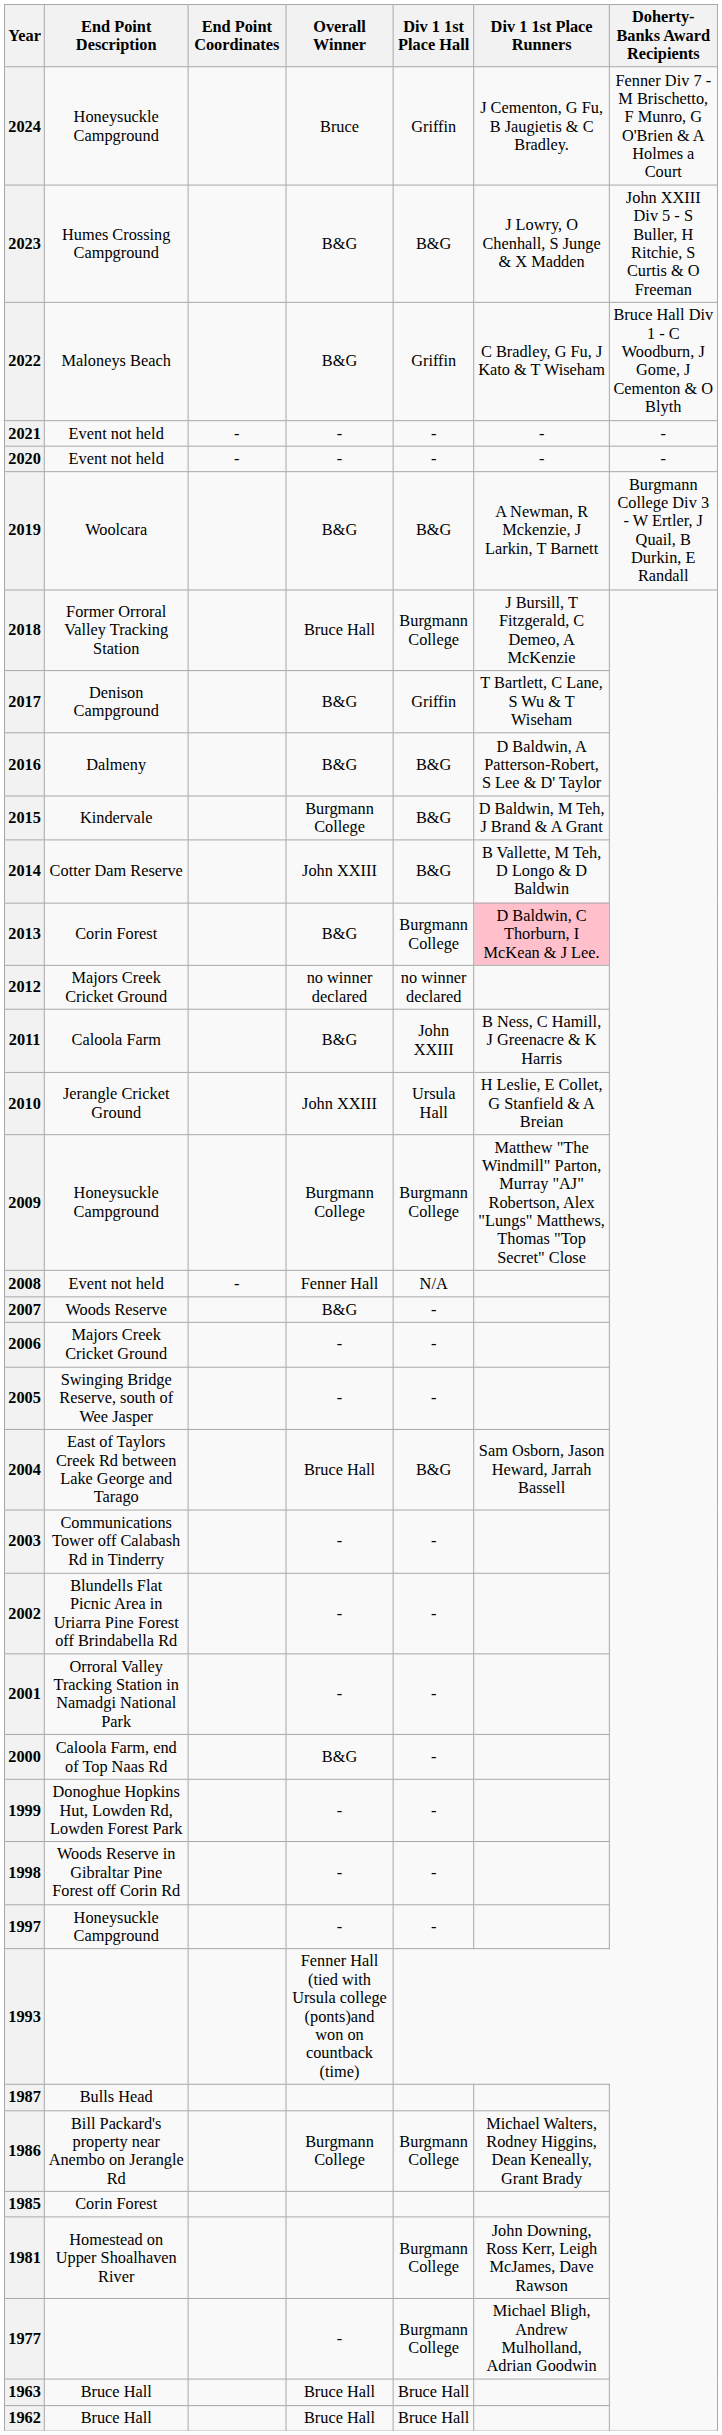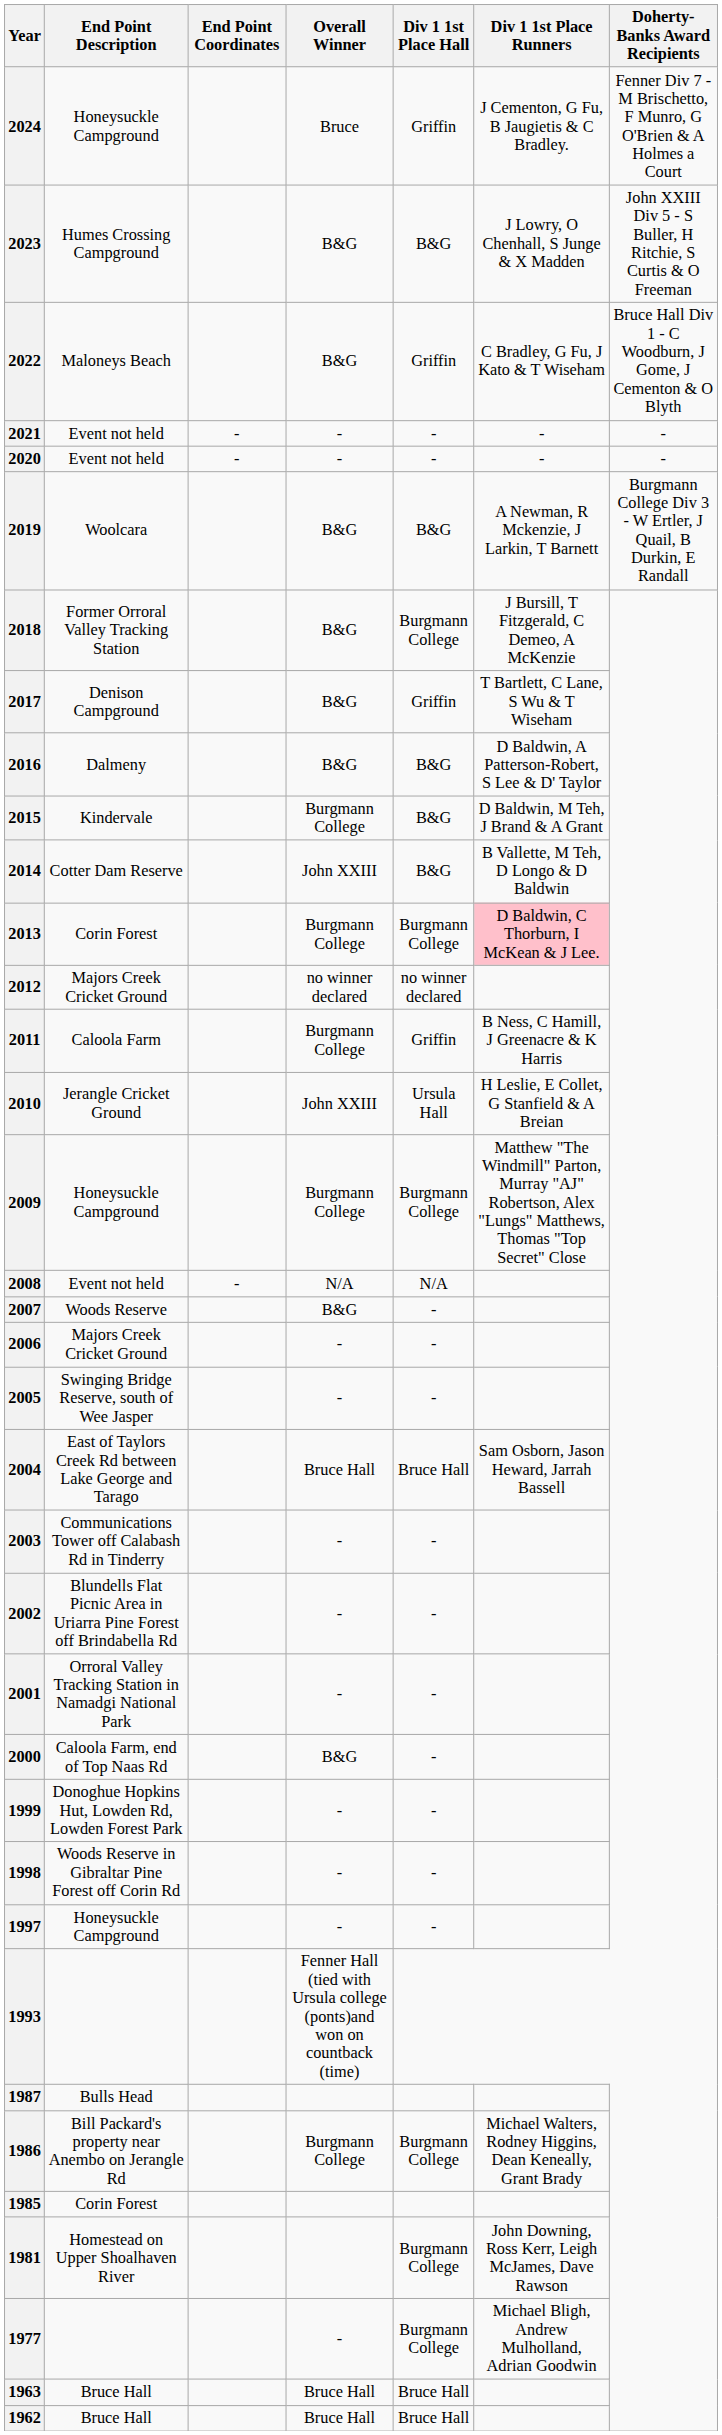(340, 630) Bruce Hall -> (340, 630) B&G
(340, 933) B&G -> (340, 933) Burgmann College
(340, 1040) B&G -> (340, 1040) Burgmann College
(434, 1040) John XXIII -> (434, 1040) Griffin
(340, 1283) Fenner Hall -> (340, 1283) N/A
(434, 1469) B&G -> (434, 1469) Bruce Hall
